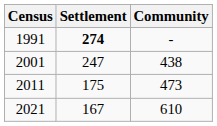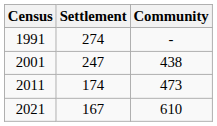(93, 39) bold -> (93, 39) normal
(93, 86) 175 -> (93, 86) 174
